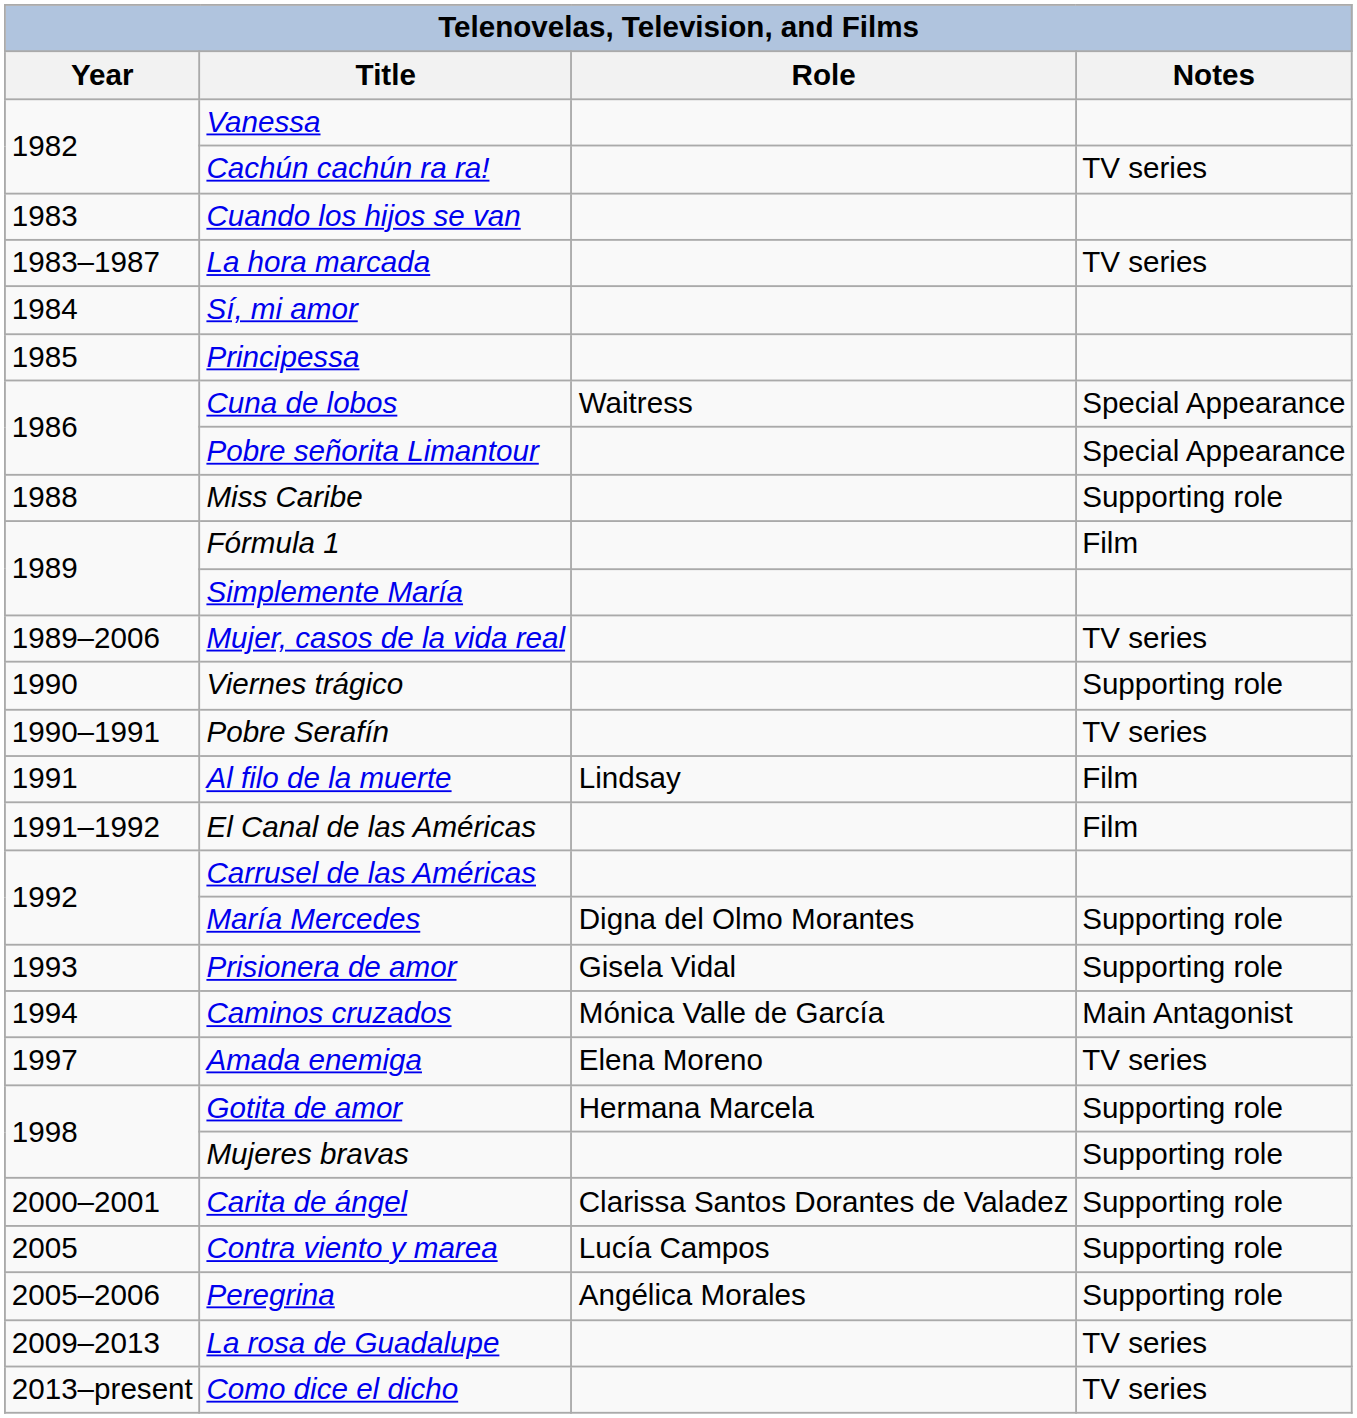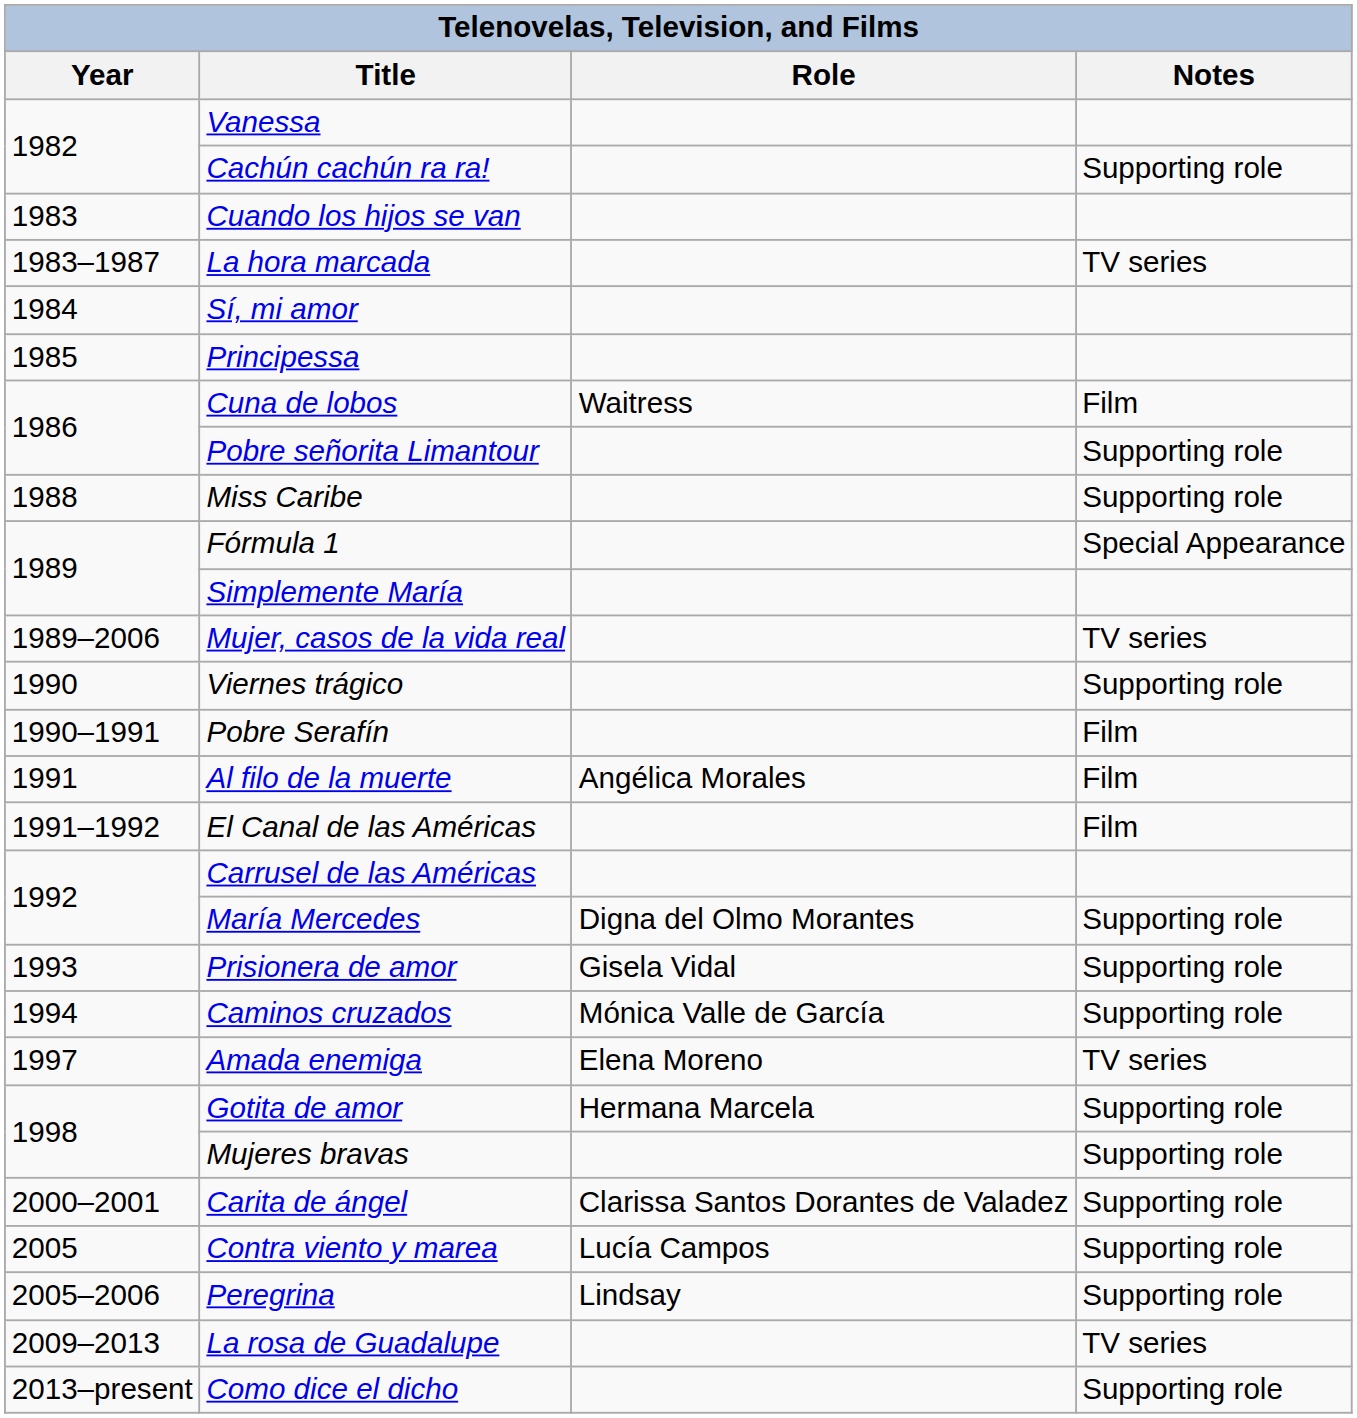(1145, 168) TV series -> (1183, 168) Supporting role
(1214, 403) Special Appearance -> (1110, 403) Film
(1214, 450) Special Appearance -> (1183, 450) Supporting role
(1110, 544) Film -> (1214, 544) Special Appearance
(1145, 732) TV series -> (1110, 732) Film
(630, 779) Lindsay -> (692, 779) Angélica Morales
(1187, 1013) Main Antagonist -> (1183, 1013) Supporting role
(692, 1295) Angélica Morales -> (630, 1295) Lindsay
(1145, 1389) TV series -> (1183, 1389) Supporting role
